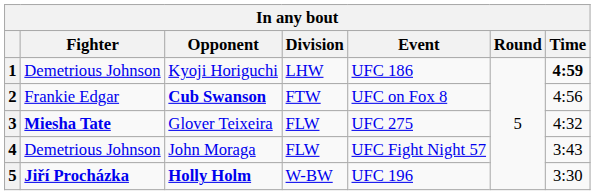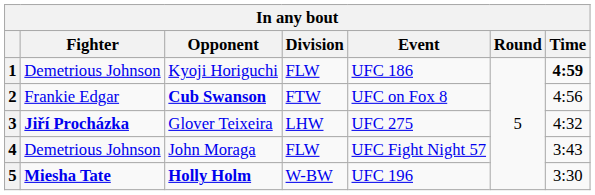(305, 70) LHW -> (303, 70) FLW
(68, 123) Miesha Tate -> (77, 123) Jiří Procházka
(303, 123) FLW -> (305, 123) LHW
(77, 176) Jiří Procházka -> (68, 176) Miesha Tate
